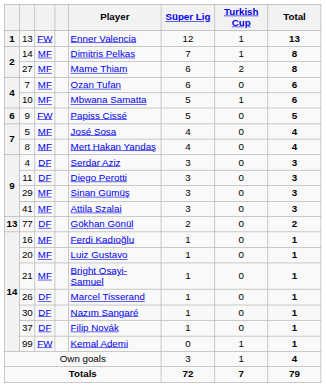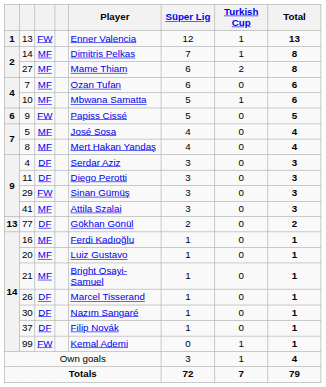(45, 193) MF -> (45, 193) FW
